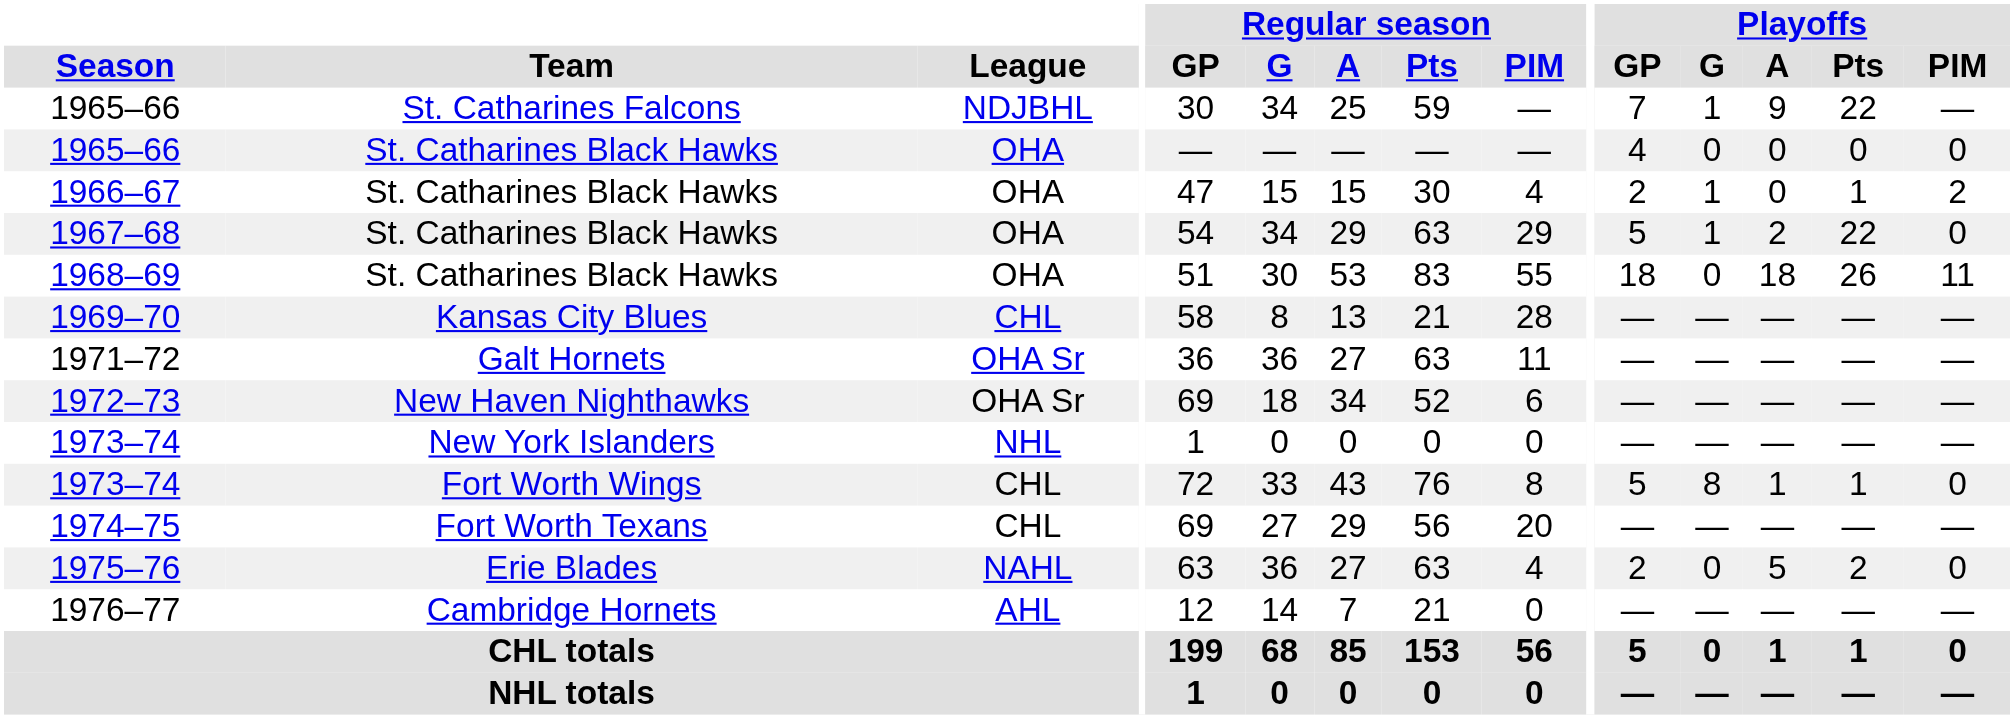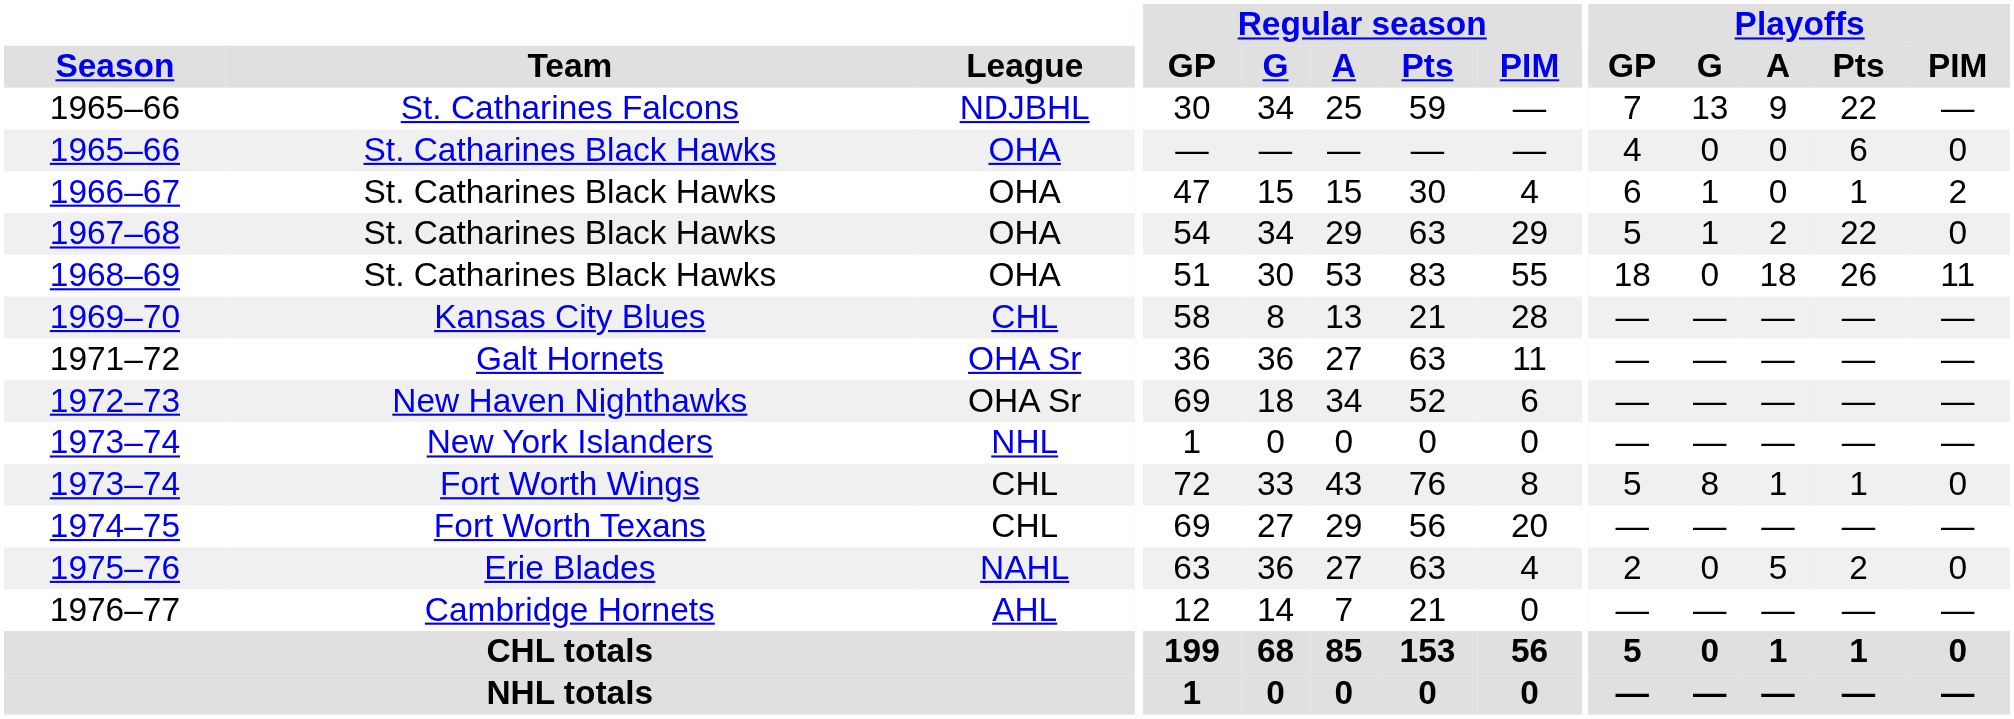(1712, 107) 1 -> (1710, 107) 13
(1858, 149) 0 -> (1859, 149) 6
(1637, 191) 2 -> (1632, 191) 6
